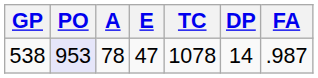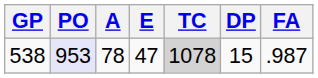(192, 55) no background -> (192, 55) lightgrey background
(241, 55) 14 -> (241, 55) 15
